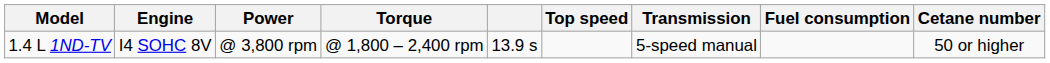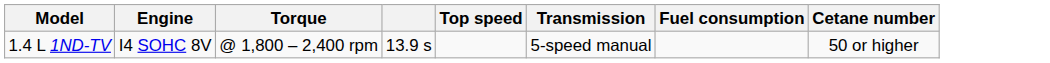- column: (268, 18)
